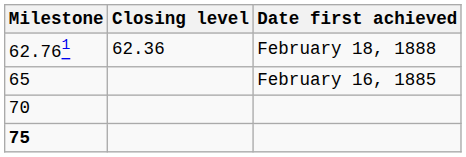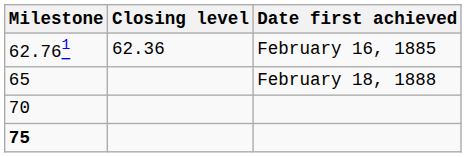(347, 50) February 18, 1888 -> (347, 50) February 16, 1885
(347, 81) February 16, 1885 -> (347, 81) February 18, 1888
